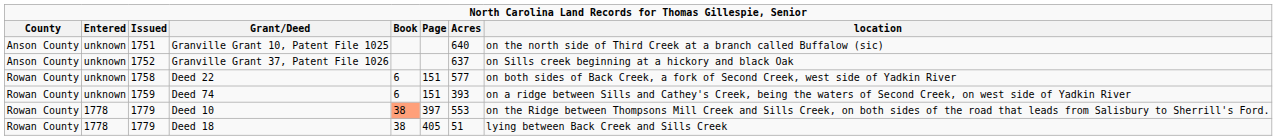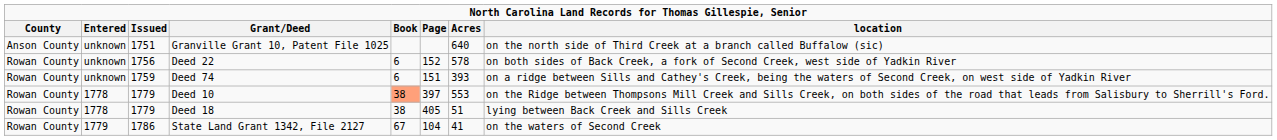- row: (280, 61)
(143, 78) 1758 -> (143, 61) 1756
(431, 78) 151 -> (431, 61) 152
(460, 78) 577 -> (460, 61) 578
+ row: (268, 127)
